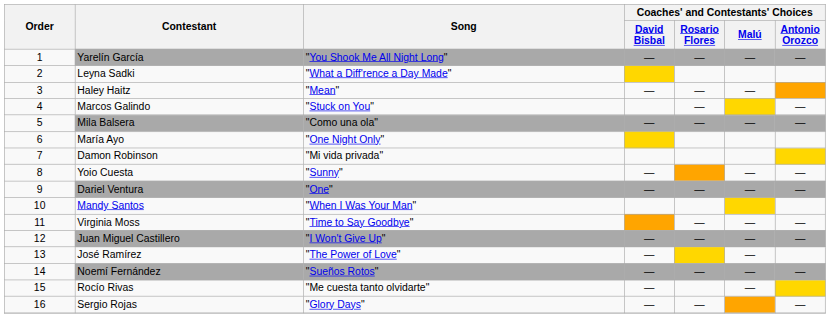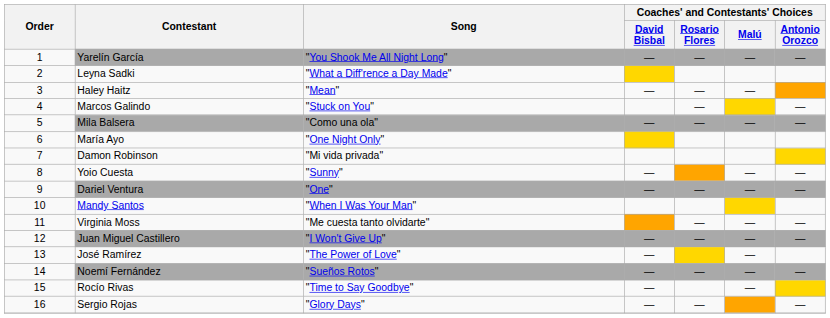(360, 222) "Time to Say Goodbye" -> (368, 222) "Me cuesta tanto olvidarte"
(368, 288) "Me cuesta tanto olvidarte" -> (360, 288) "Time to Say Goodbye"
